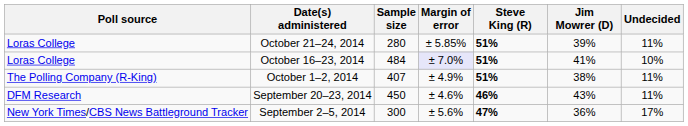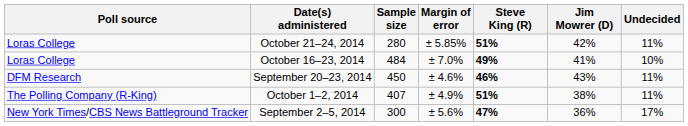(584, 43) 39% -> (584, 43) 42%
(446, 60) lavender background -> (446, 60) no background
(487, 60) 51% -> (487, 60) 49%
rows swapped: (312, 78) <-> (312, 95)
